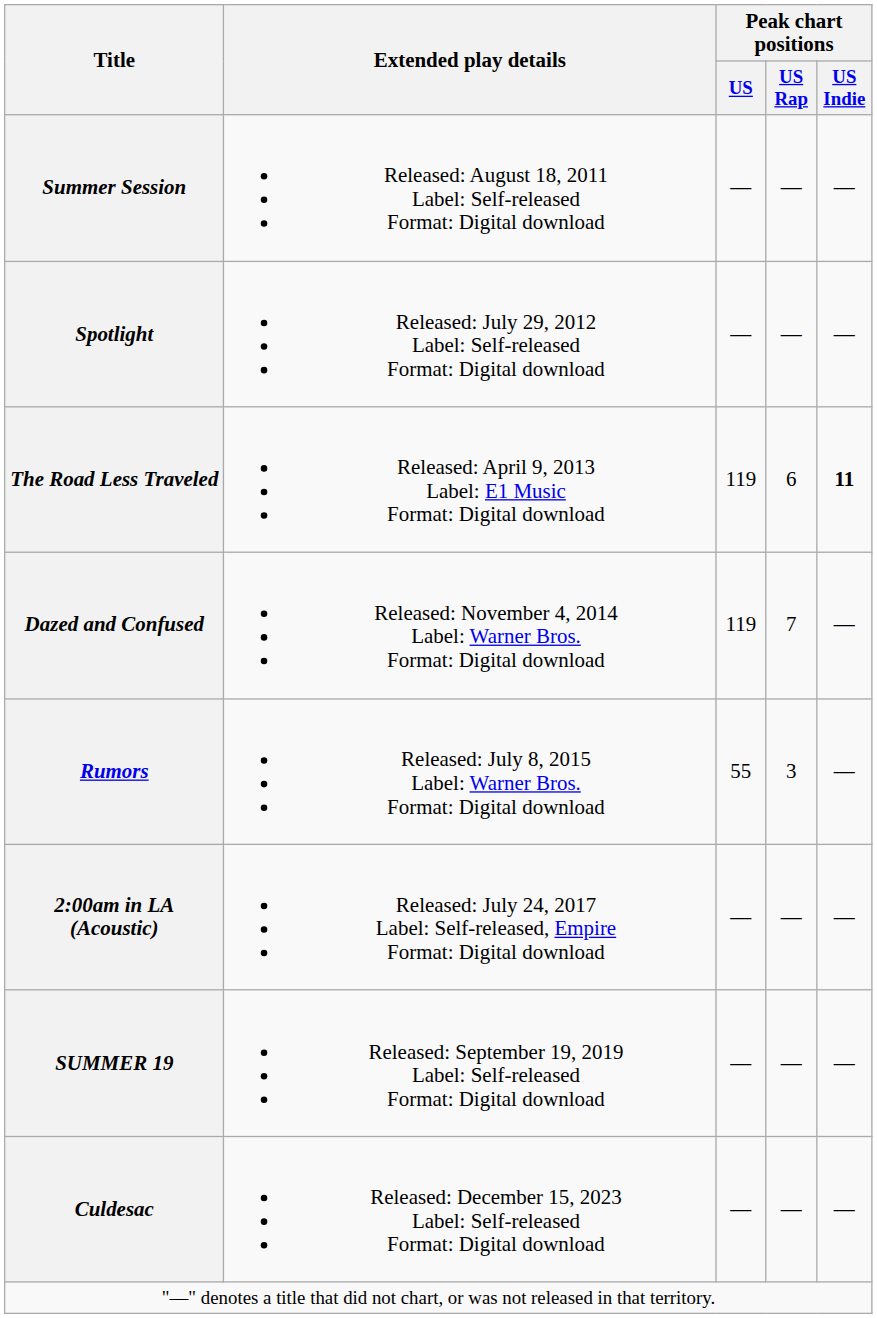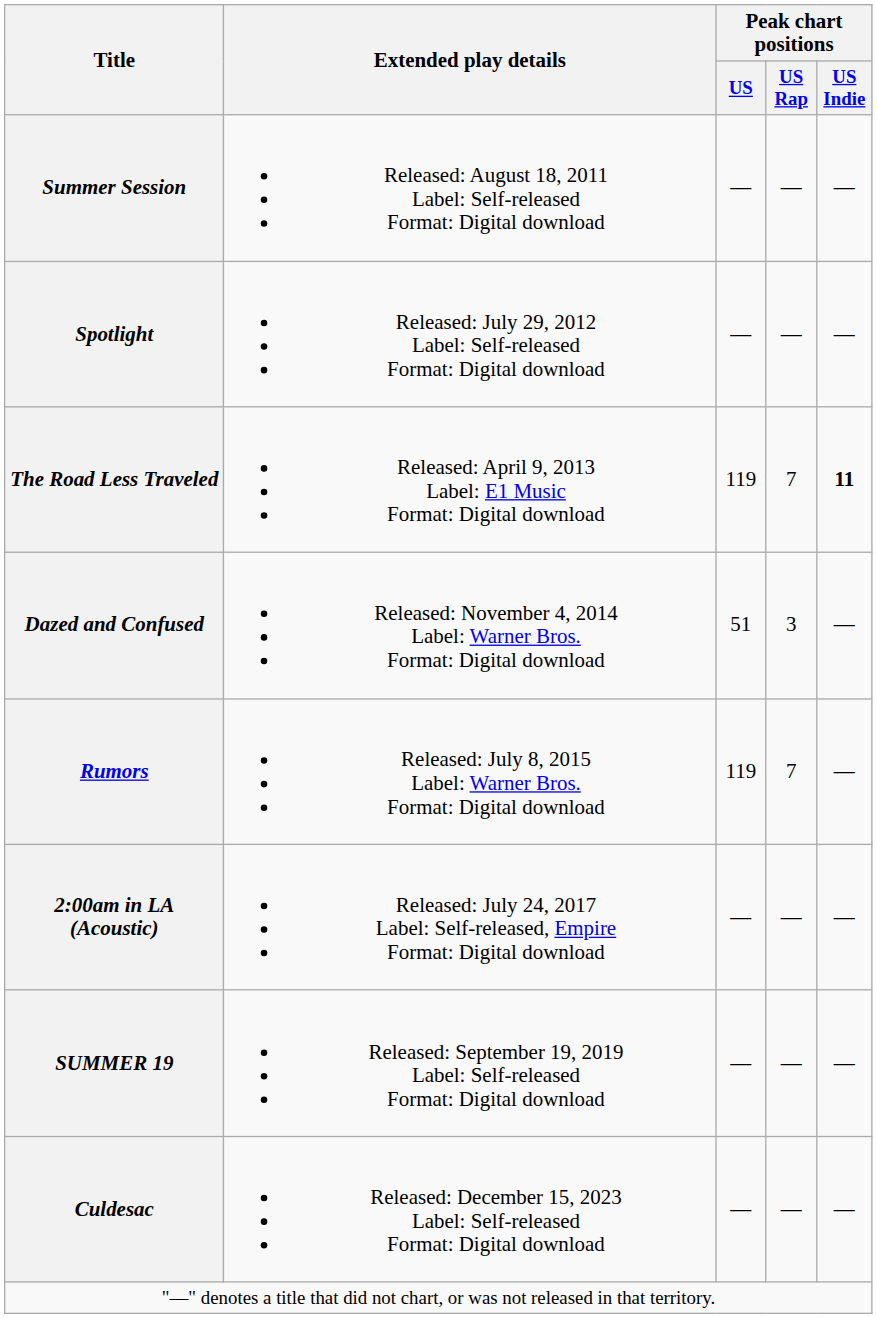(791, 479) 6 -> (791, 479) 7
(741, 625) 119 -> (741, 625) 51
(791, 625) 7 -> (791, 625) 3
(741, 771) 55 -> (741, 771) 119
(791, 771) 3 -> (791, 771) 7
